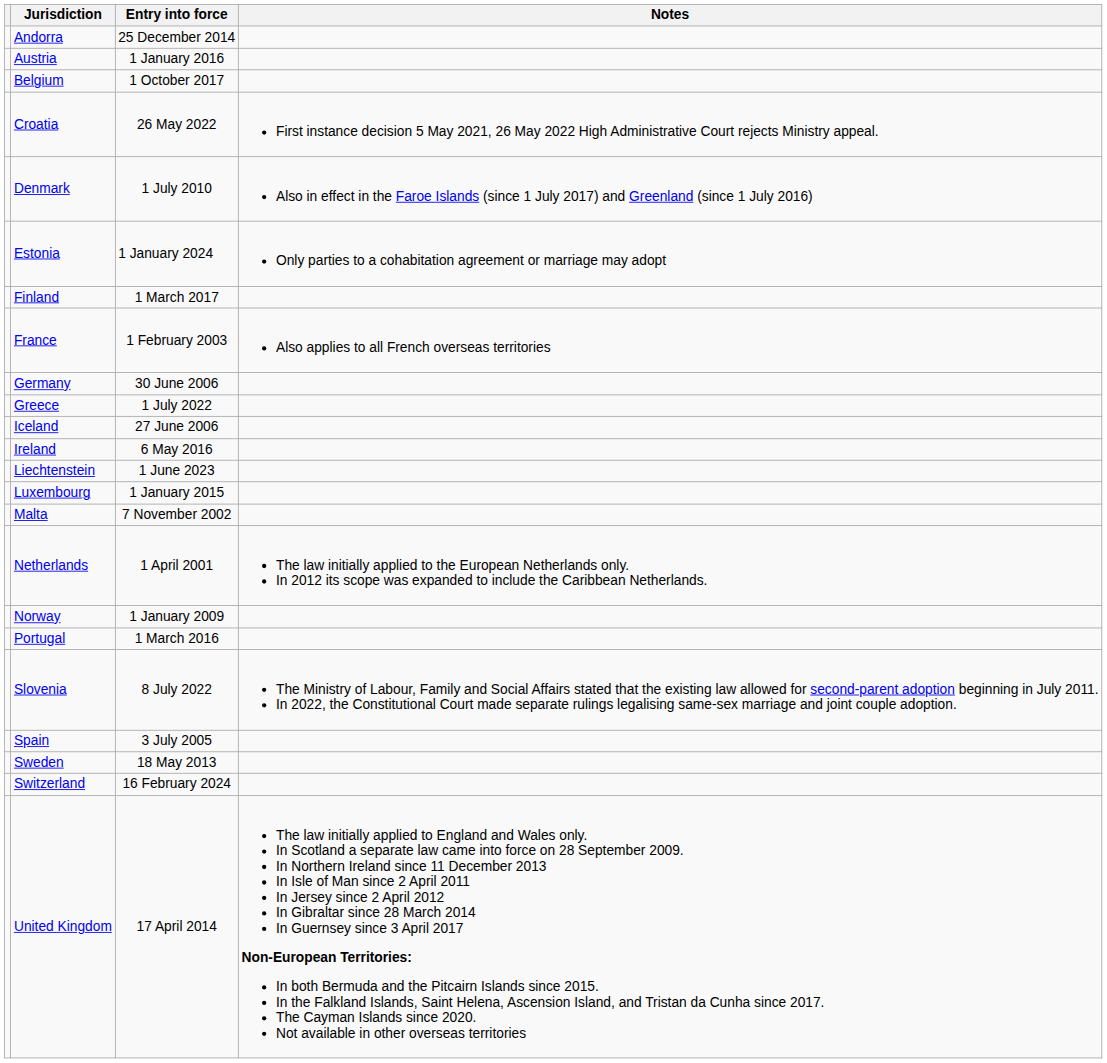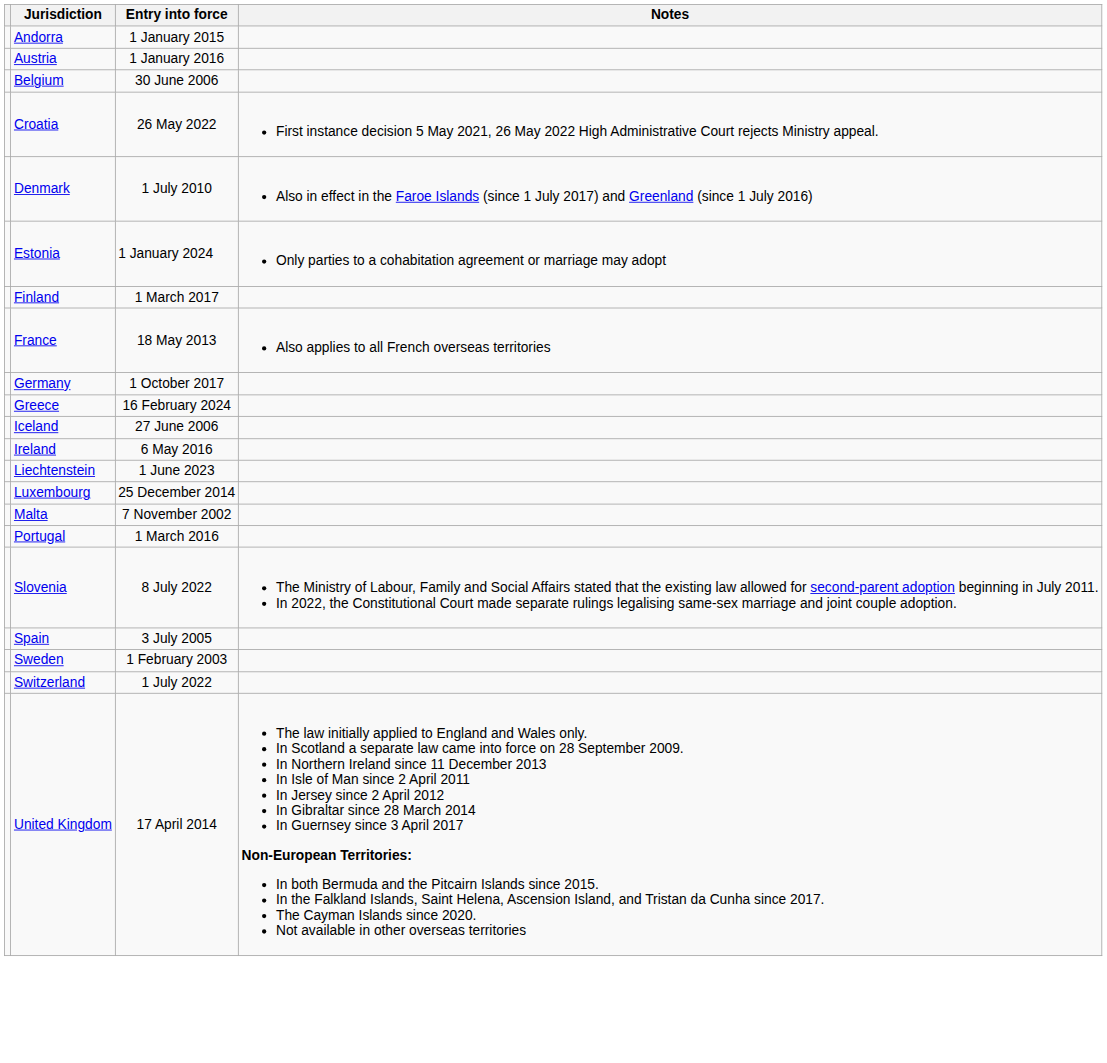(177, 37) 25 December 2014 -> (177, 37) 1 January 2015
(177, 80) 1 October 2017 -> (177, 80) 30 June 2006
(177, 340) 1 February 2003 -> (177, 340) 18 May 2013
(177, 383) 30 June 2006 -> (177, 383) 1 October 2017
(177, 405) 1 July 2022 -> (177, 405) 16 February 2024
(177, 492) 1 January 2015 -> (177, 492) 25 December 2014
- row: (51, 565)
- row: (37, 616)
(177, 762) 18 May 2013 -> (177, 660) 1 February 2003
(177, 784) 16 February 2024 -> (177, 682) 1 July 2022
